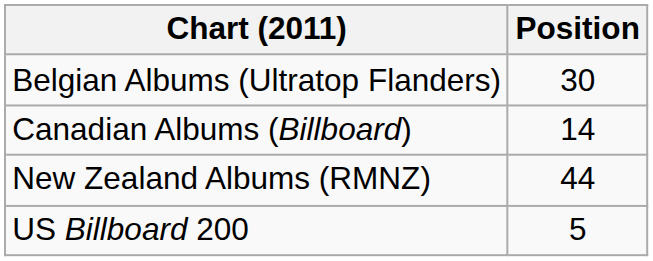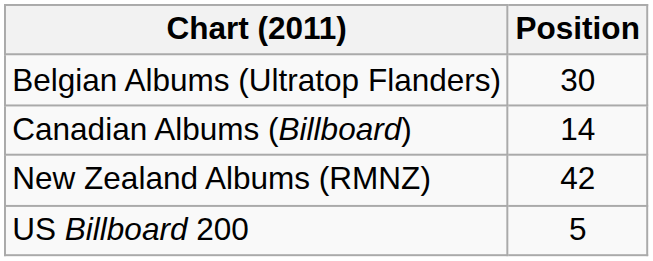(578, 179) 44 -> (578, 179) 42
